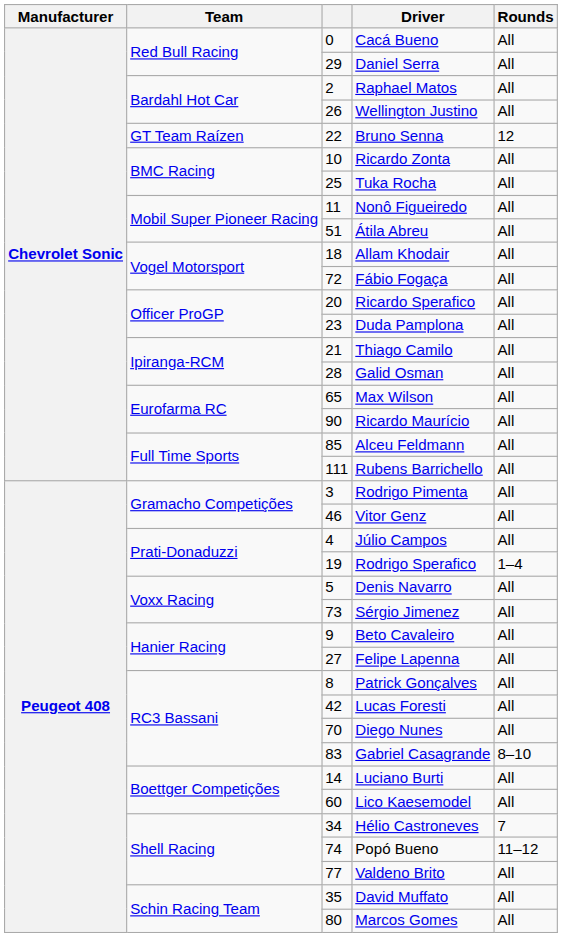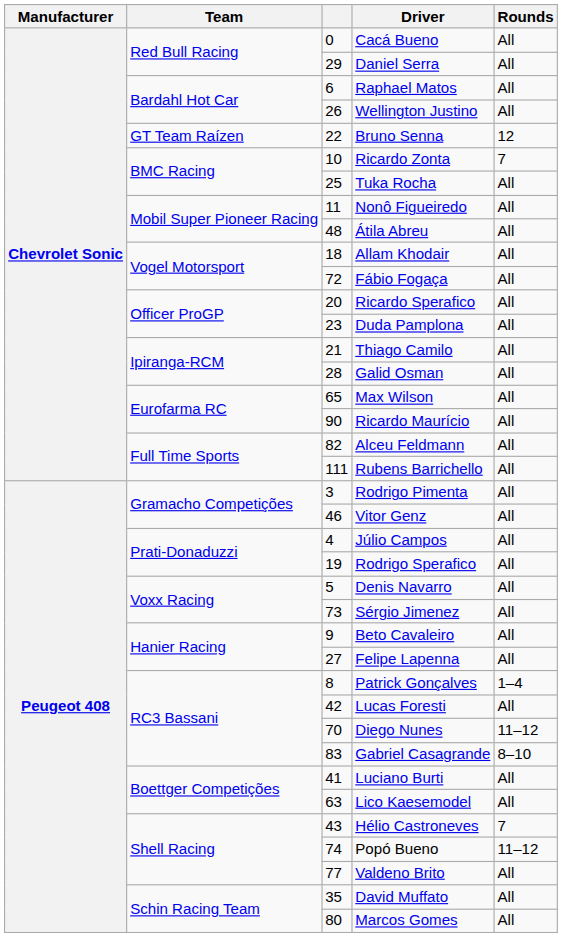(329, 87) 2 -> (329, 87) 6
(506, 159) All -> (502, 159) 7
(334, 230) 51 -> (334, 230) 48
(334, 444) 85 -> (334, 444) 82
(510, 563) 1–4 -> (506, 563) All
(506, 682) All -> (510, 682) 1–4
(506, 730) All -> (518, 730) 11–12
(334, 778) 14 -> (334, 778) 41
(334, 801) 60 -> (334, 801) 63
(334, 825) 34 -> (334, 825) 43
